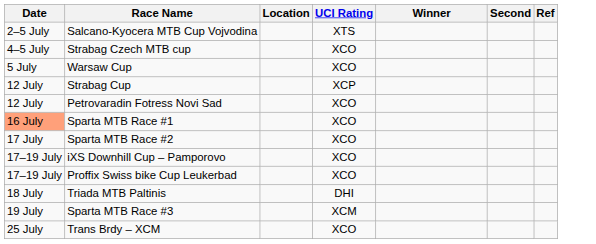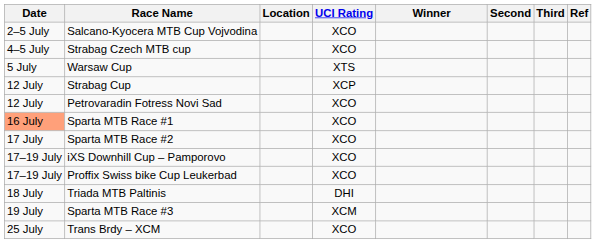+ column: (551, 13)
(344, 31) XTS -> (344, 31) XCO
(344, 67) XCO -> (344, 67) XTS
